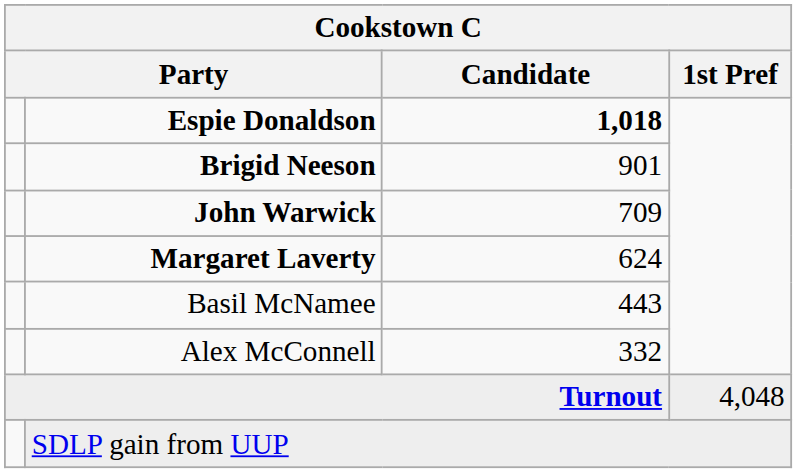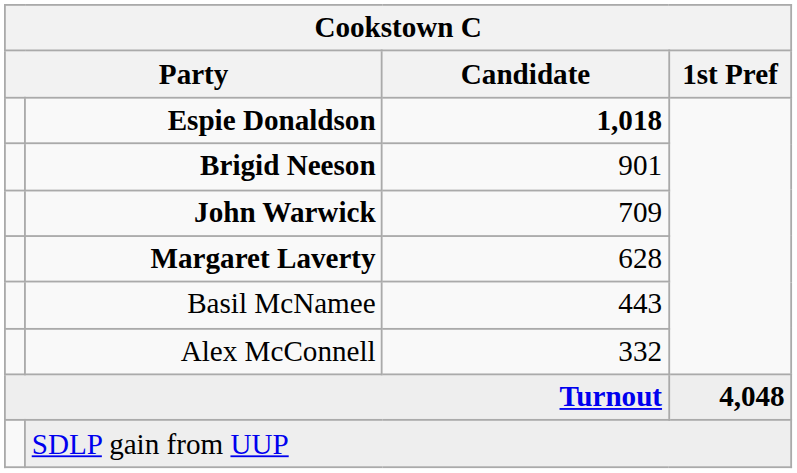(640, 258) 624 -> (640, 258) 628
(752, 397) normal -> (752, 397) bold
